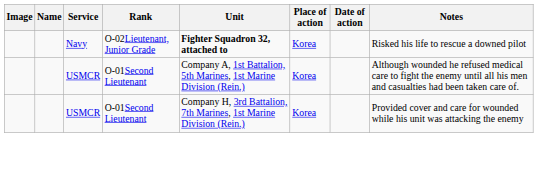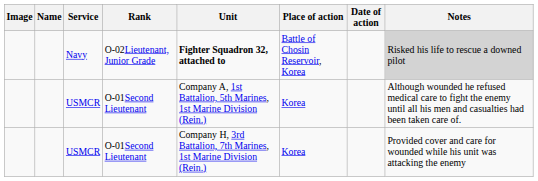(304, 44) Korea -> (301, 55) Battle of Chosin Reservoir, Korea
(449, 44) no background -> (454, 55) lightgrey background
